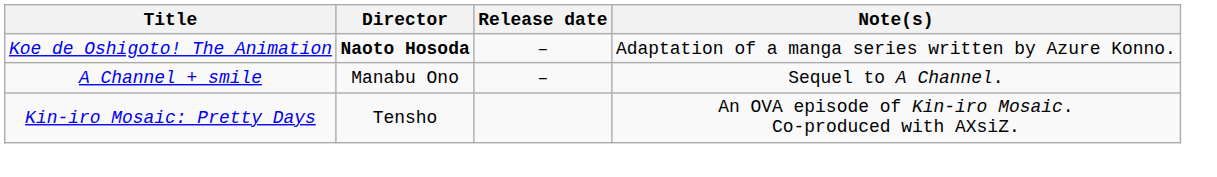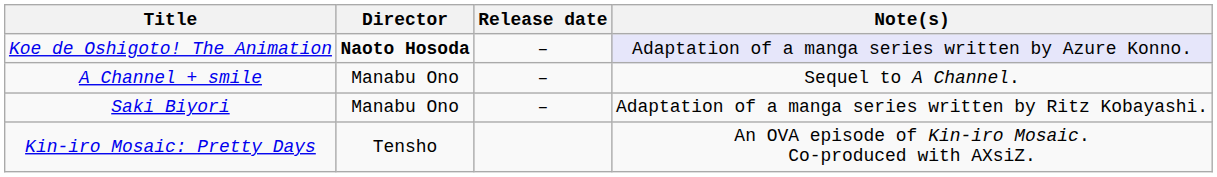(896, 49) no background -> (912, 49) lavender background
+ row: (170, 107)
